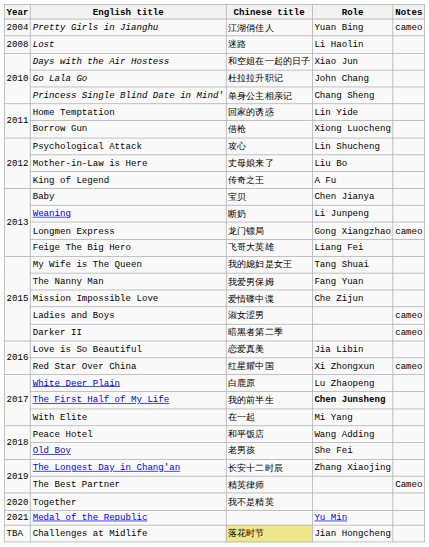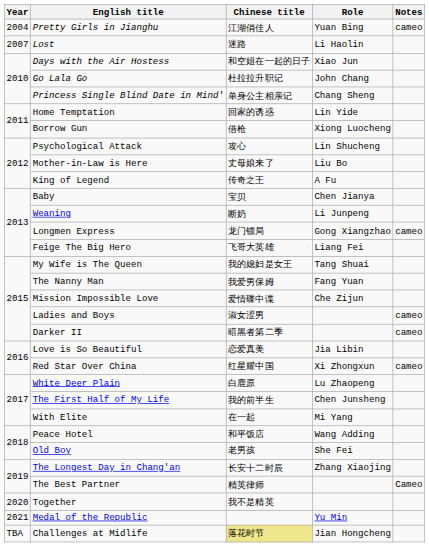(17, 45) 2008 -> (17, 45) 2007
(350, 400) bold -> (350, 400) normal
